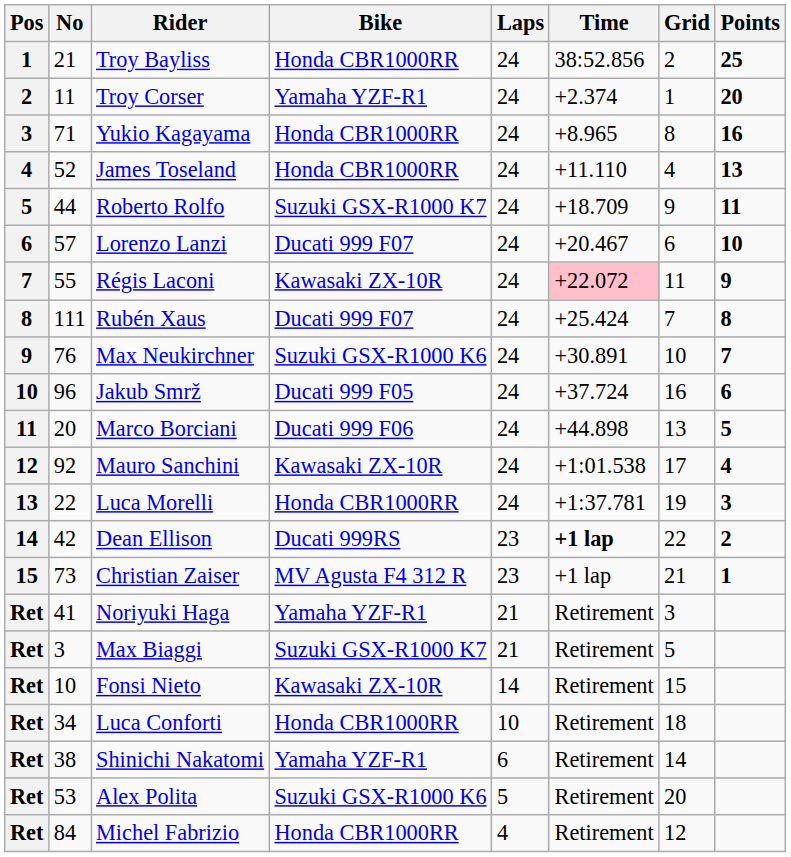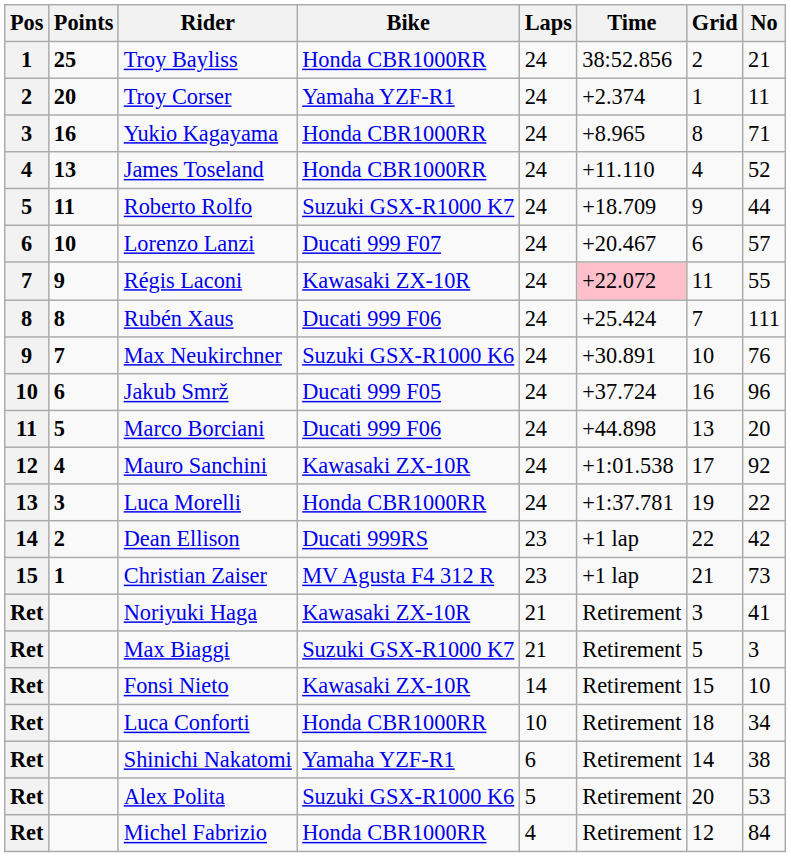columns swapped: (70, 23) <-> (750, 23)
(344, 317) Ducati 999 F07 -> (372, 317) Ducati 999 F06
(584, 538) bold -> (611, 538) normal
(351, 612) Yamaha YZF-R1 -> (386, 612) Kawasaki ZX-10R
